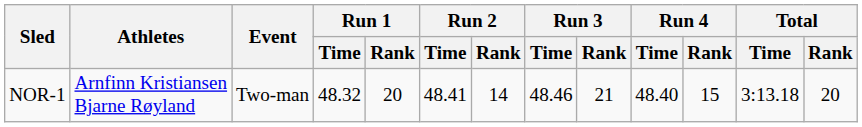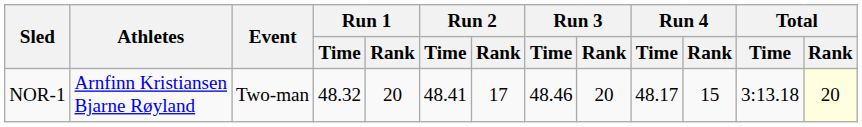(498, 95) 14 -> (498, 95) 17
(604, 95) 21 -> (604, 95) 20
(657, 95) 48.40 -> (657, 95) 48.17
(830, 95) no background -> (830, 95) lightyellow background
